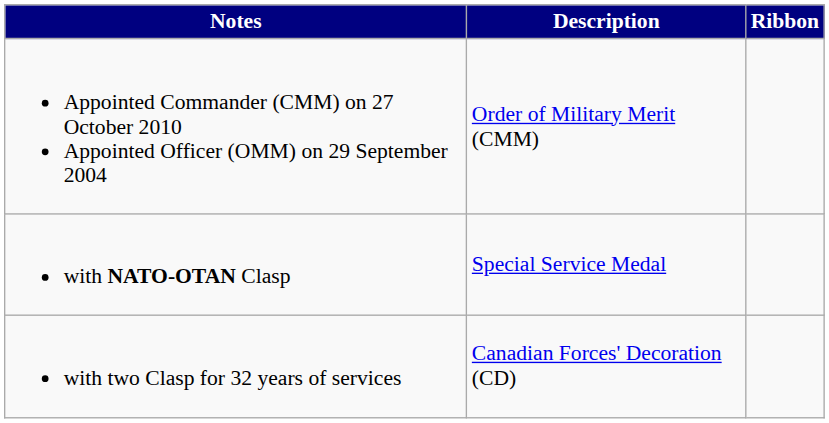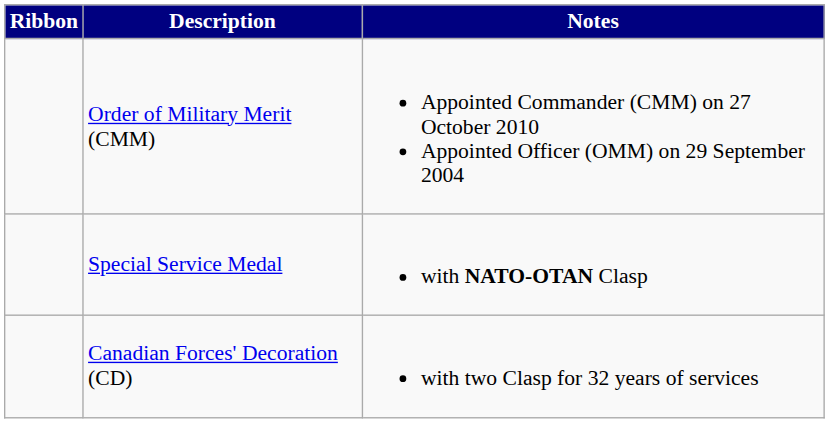columns swapped: (785, 21) <-> (236, 21)
